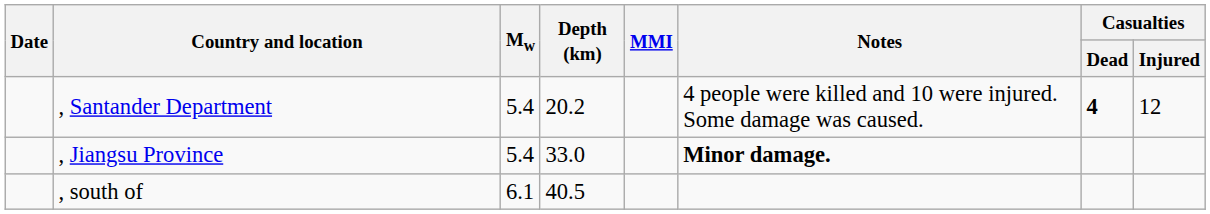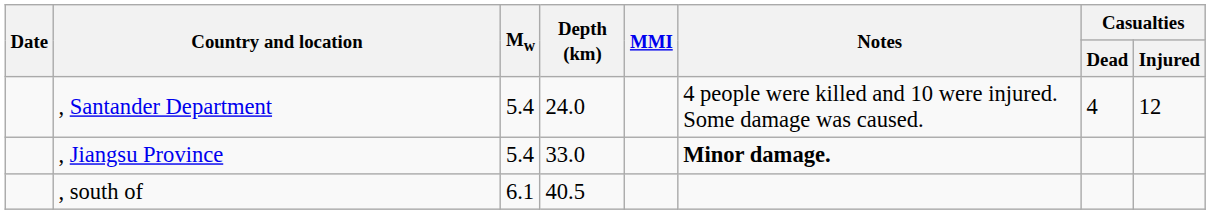(565, 106) 20.2 -> (565, 106) 24.0
(1092, 106) bold -> (1092, 106) normal
